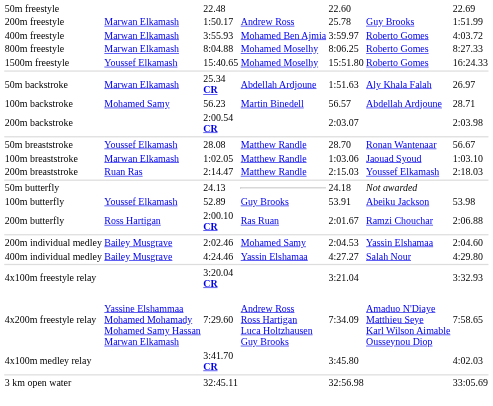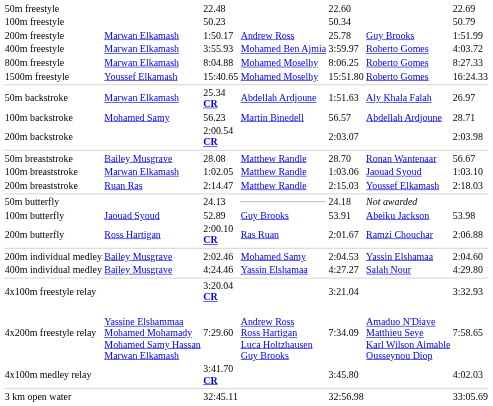+ row: (34, 22)
(141, 145) Youssef Elkamash -> (138, 158) Bailey Musgrave
(141, 202) Youssef Elkamash -> (132, 215) Jaouad Syoud
